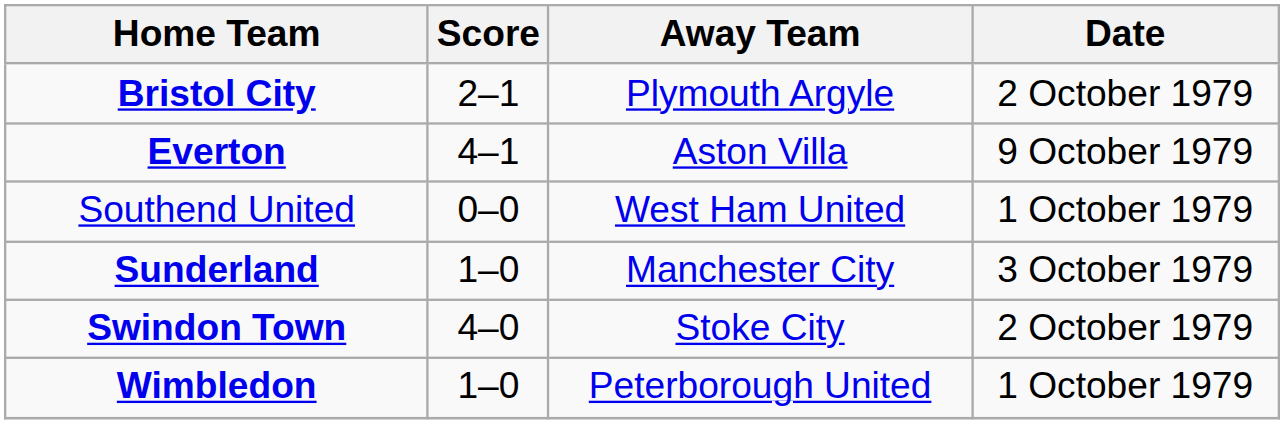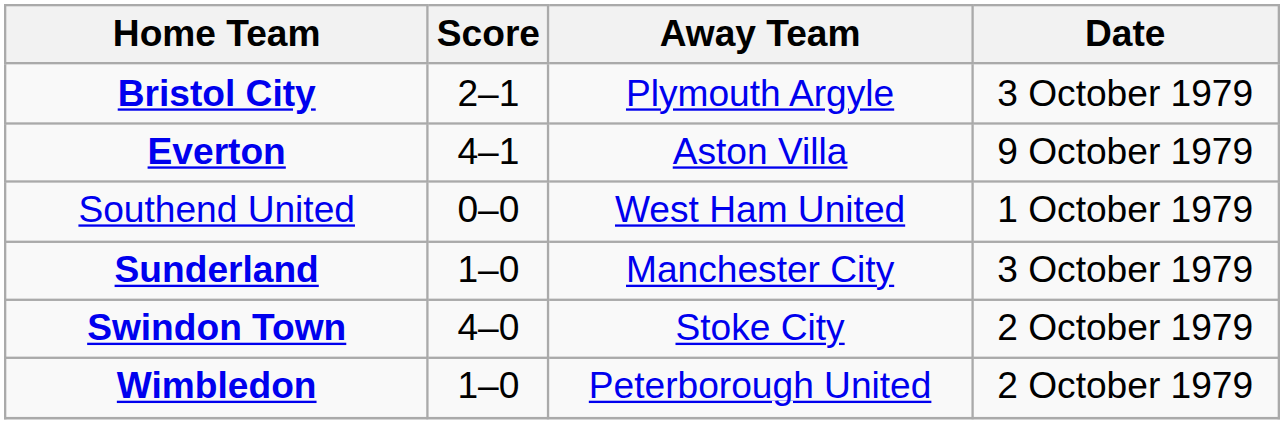(1125, 92) 2 October 1979 -> (1125, 92) 3 October 1979
(1125, 387) 1 October 1979 -> (1125, 387) 2 October 1979
